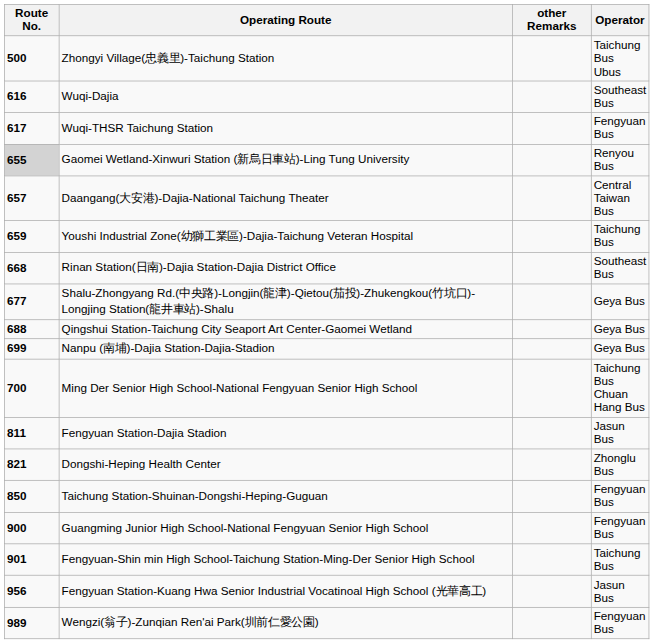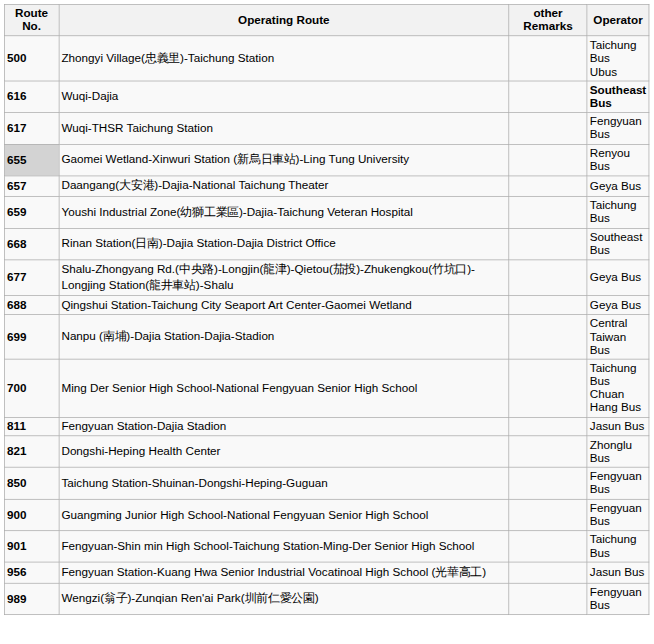(620, 96) normal -> (618, 96) bold
(612, 198) Central Taiwan Bus -> (615, 186) Geya Bus
(619, 349) Geya Bus -> (609, 336) Central Taiwan Bus
